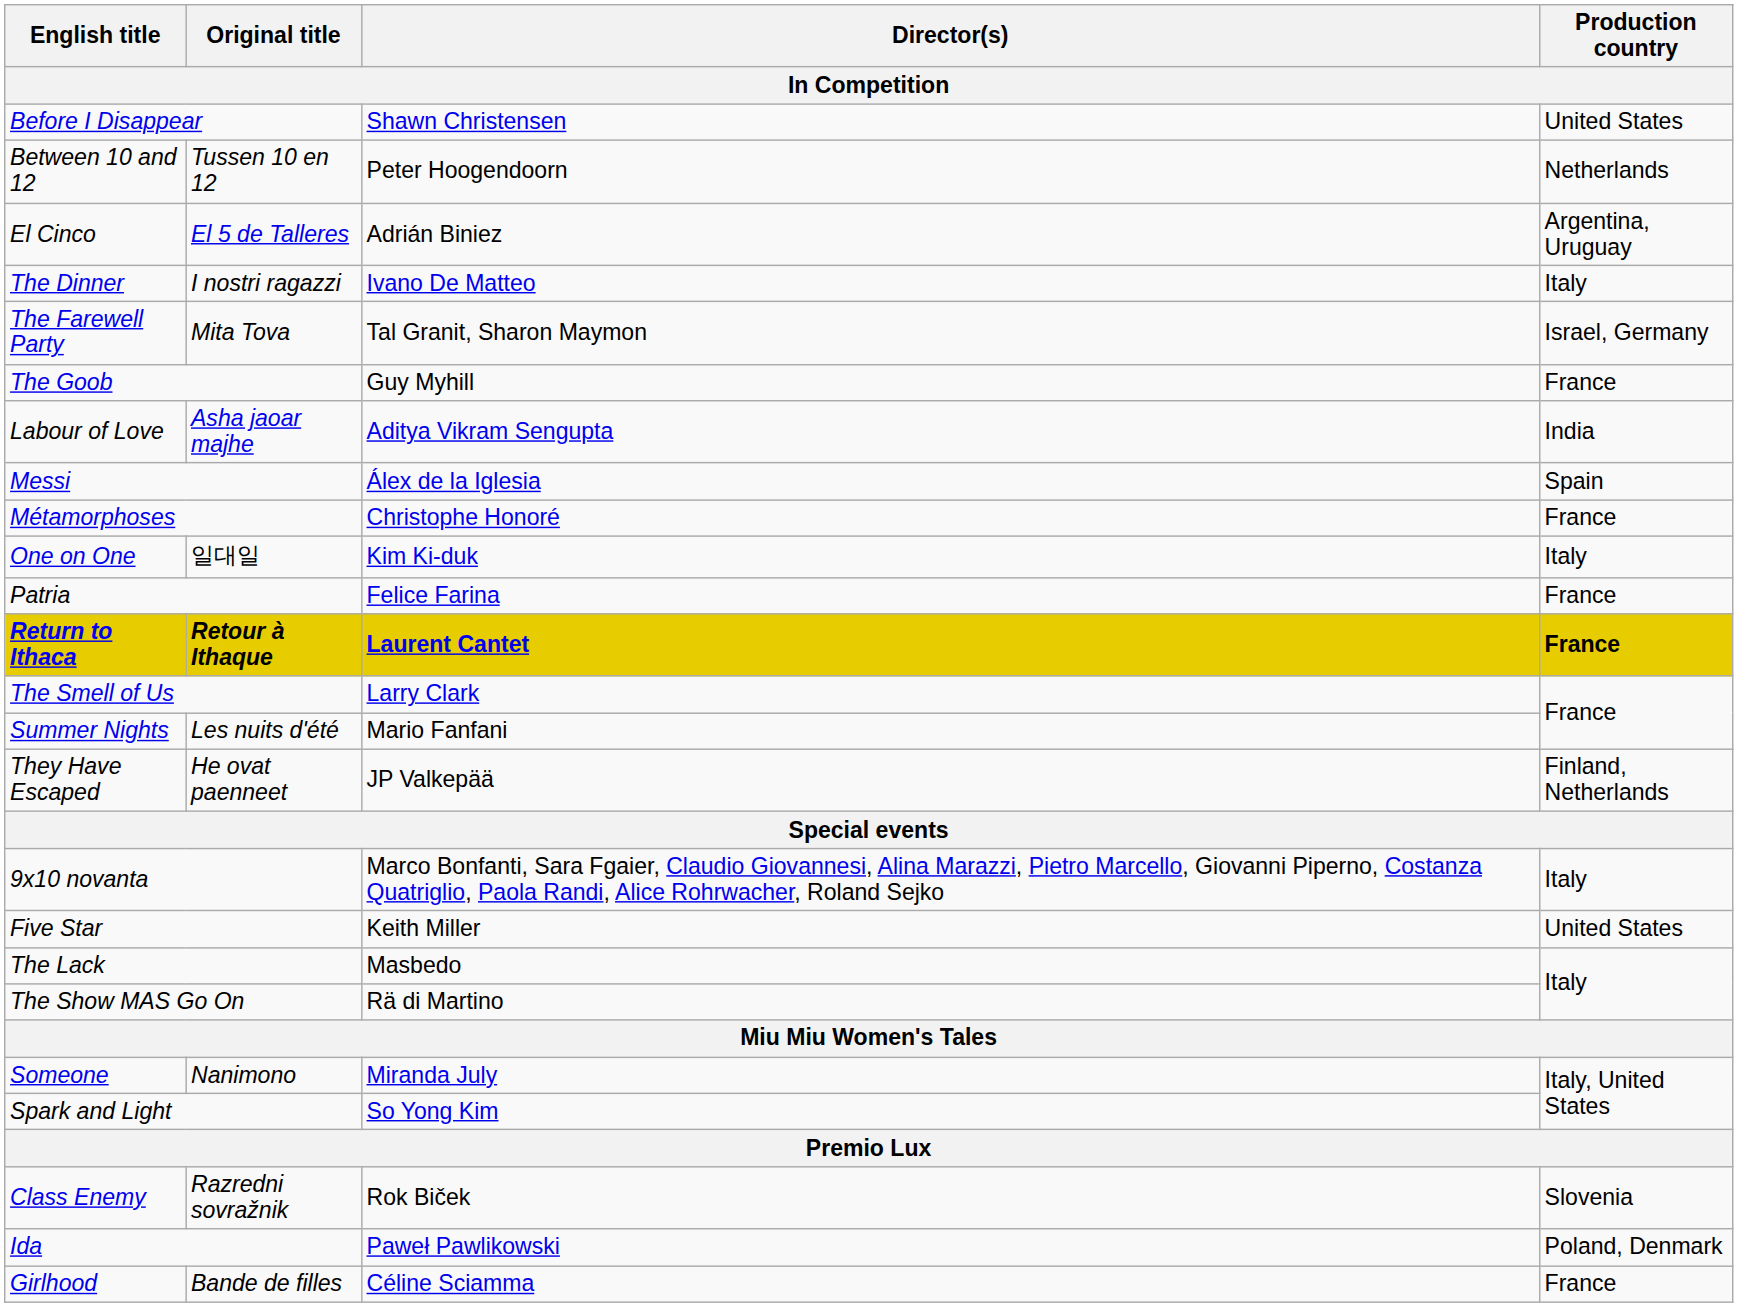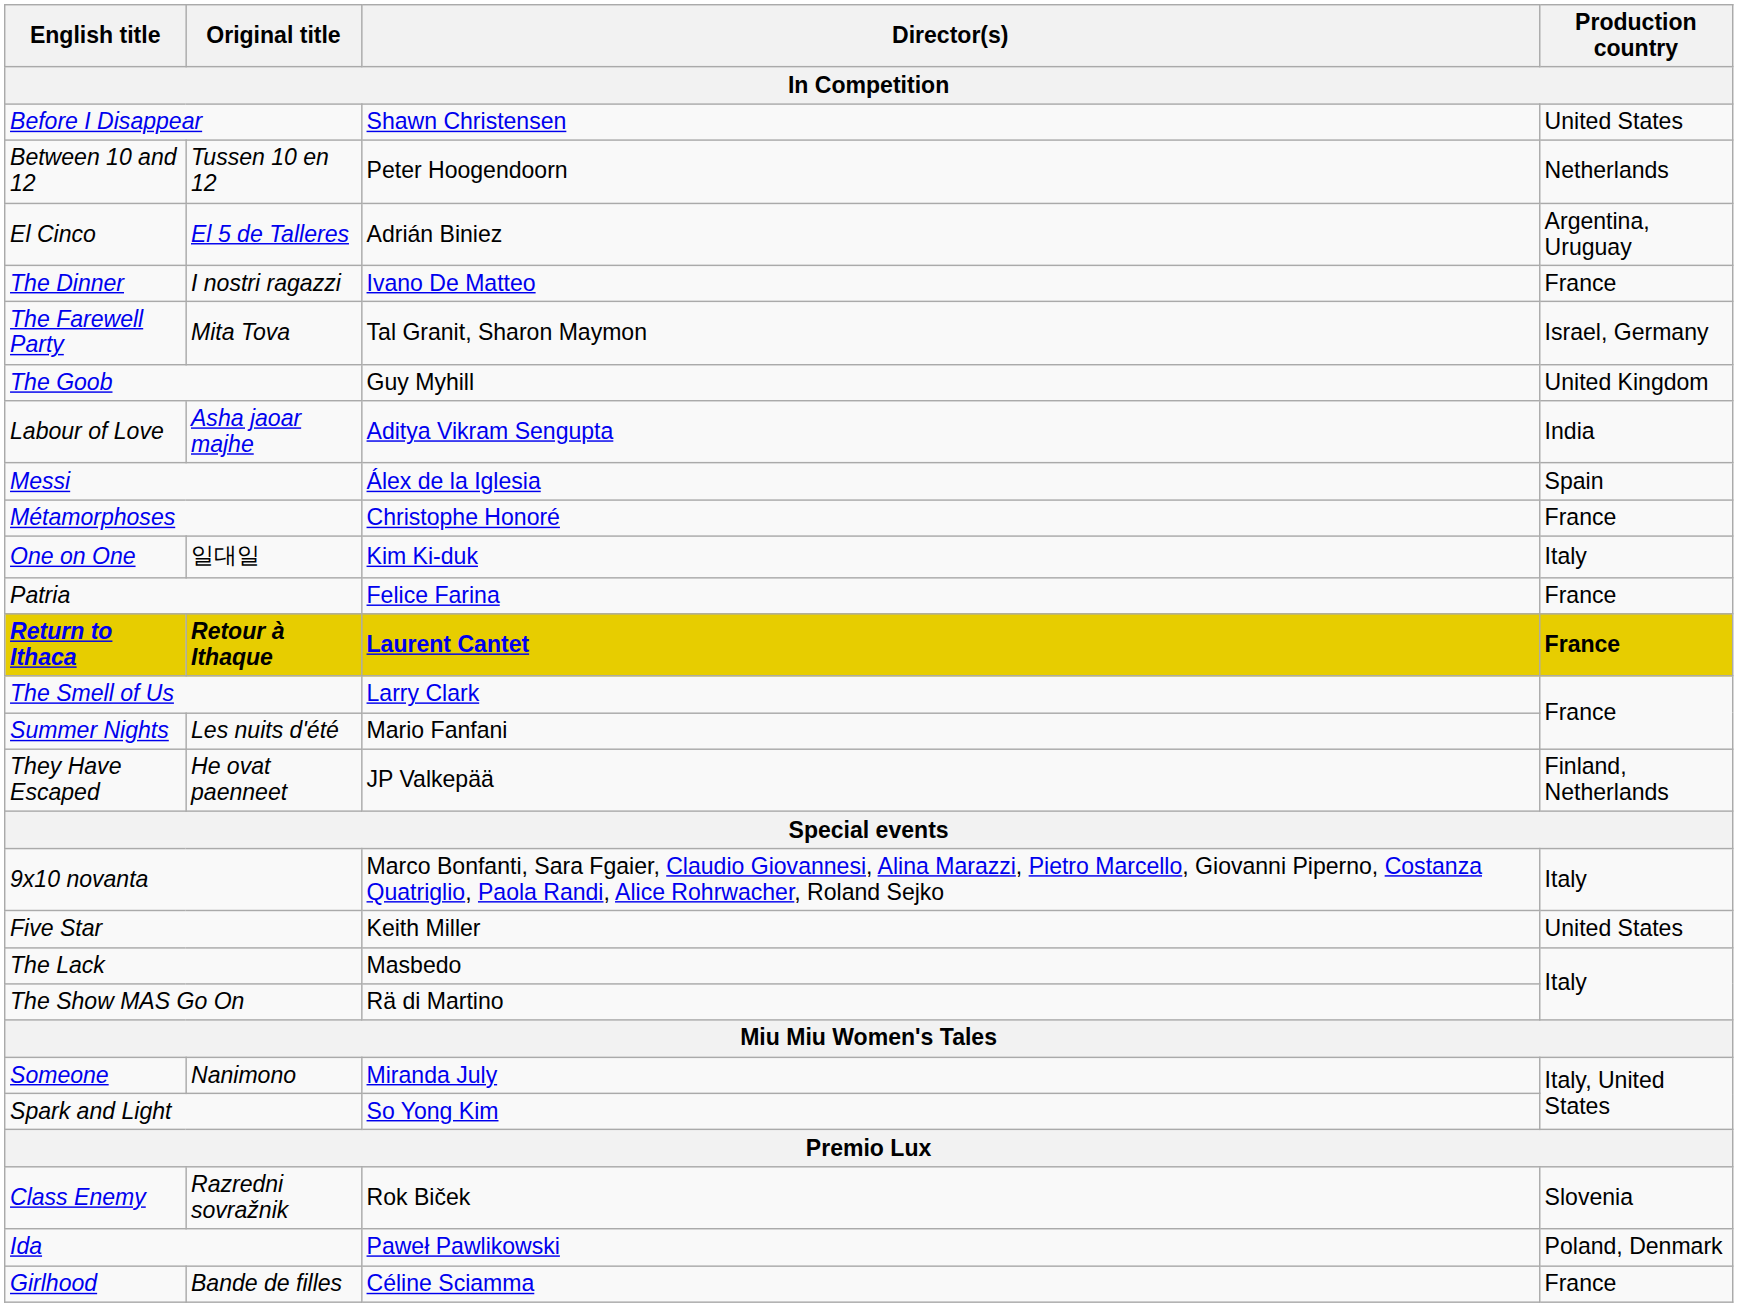(1566, 283) Italy -> (1580, 283) France
(1580, 382) France -> (1627, 382) United Kingdom
